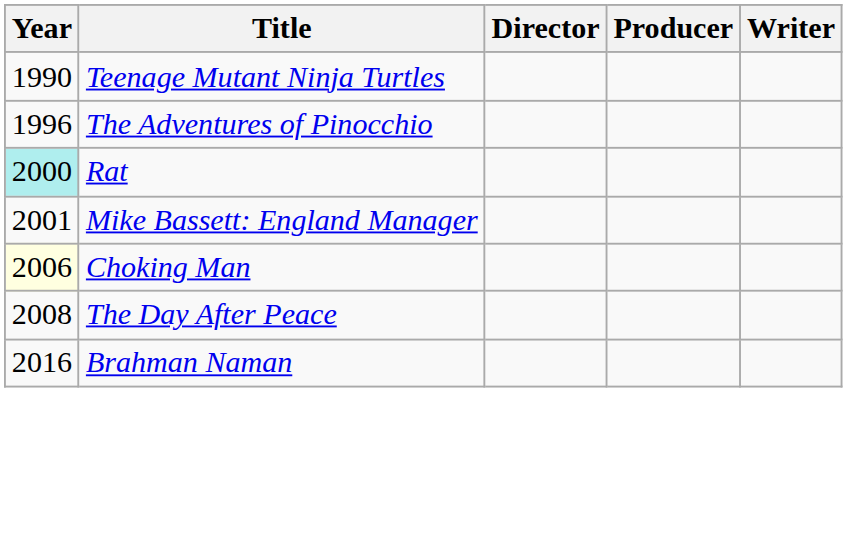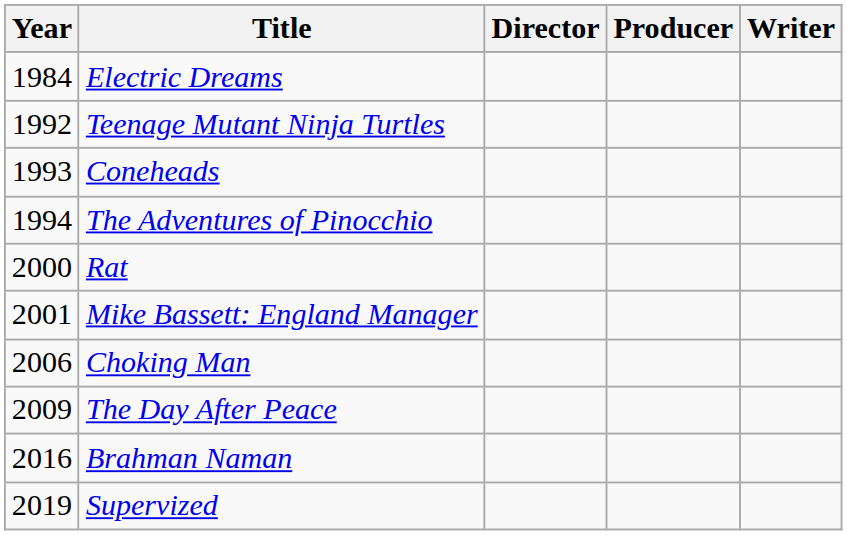+ row: (184, 76)
(42, 76) 1990 -> (42, 123) 1992
+ row: (153, 171)
(42, 123) 1996 -> (42, 219) 1994
(42, 171) paleturquoise background -> (42, 266) no background
(42, 266) lightyellow background -> (42, 362) no background
(42, 314) 2008 -> (42, 409) 2009
+ row: (152, 505)
